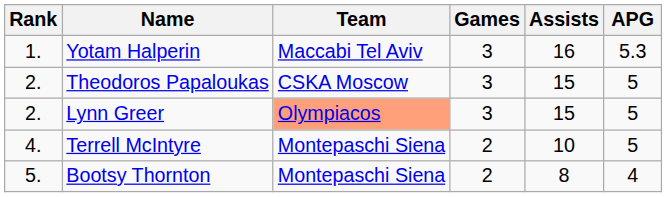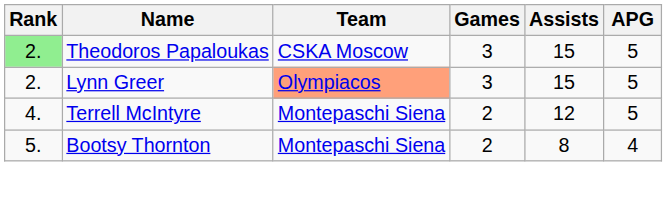- row: (133, 51)
(33, 82) no background -> (33, 51) lightgreen background
(564, 144) 10 -> (564, 113) 12
